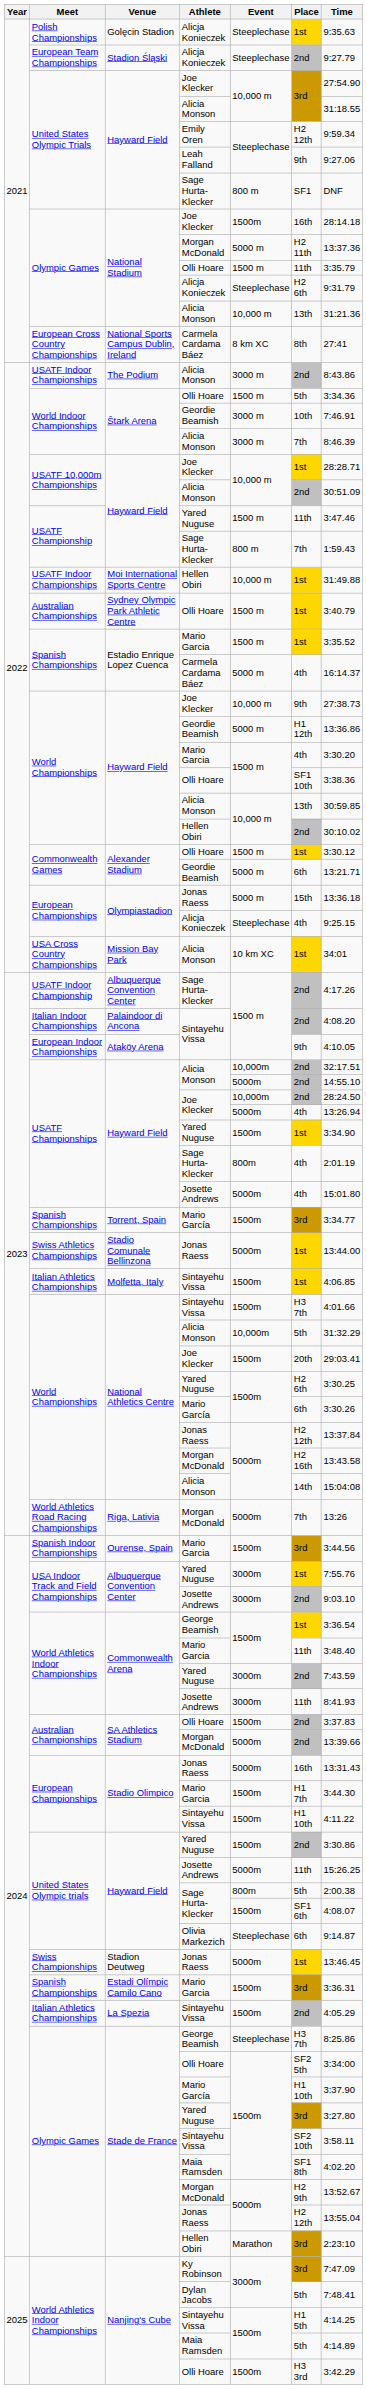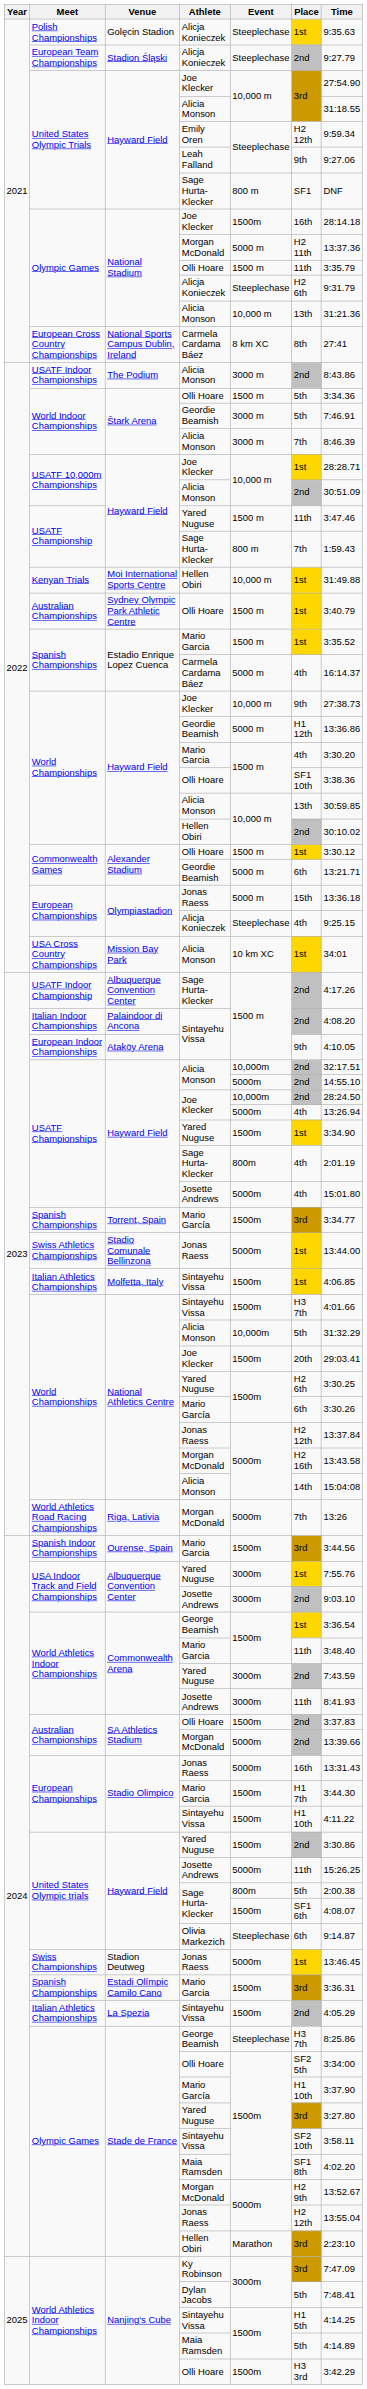(303, 416) 10th -> (300, 416) 5th
(64, 580) USATF Indoor Championships -> (60, 580) Kenyan Trials
